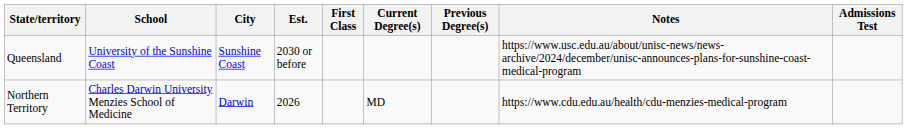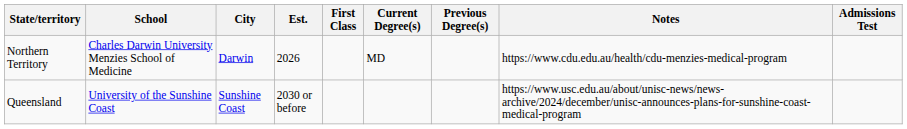rows swapped: (28, 102) <-> (34, 57)
